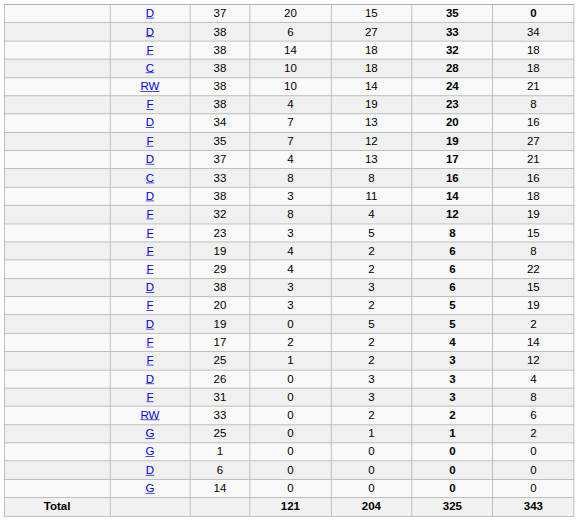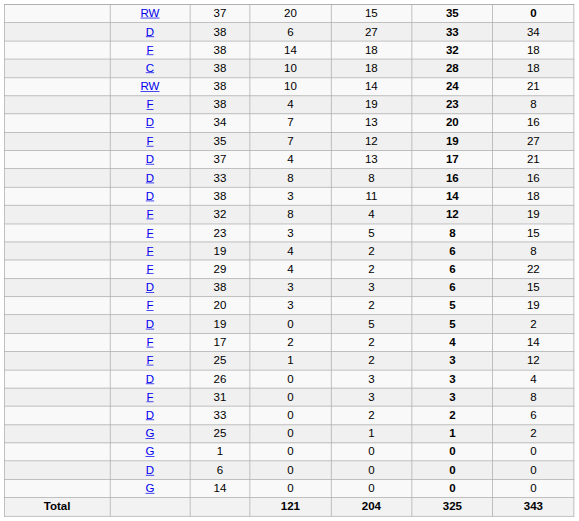(150, 13) D -> (150, 13) RW
(150, 178) C -> (150, 178) D
(150, 415) RW -> (150, 415) D
